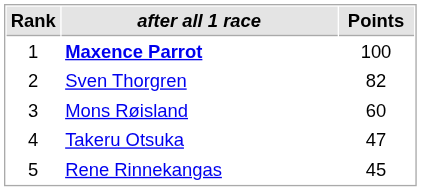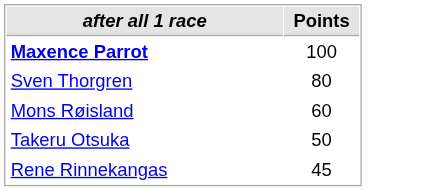- column: (33, 21)
(376, 81) 82 -> (322, 81) 80
(376, 140) 47 -> (322, 140) 50
